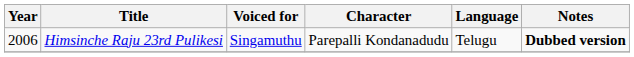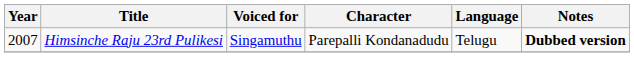(23, 39) 2006 -> (23, 39) 2007
